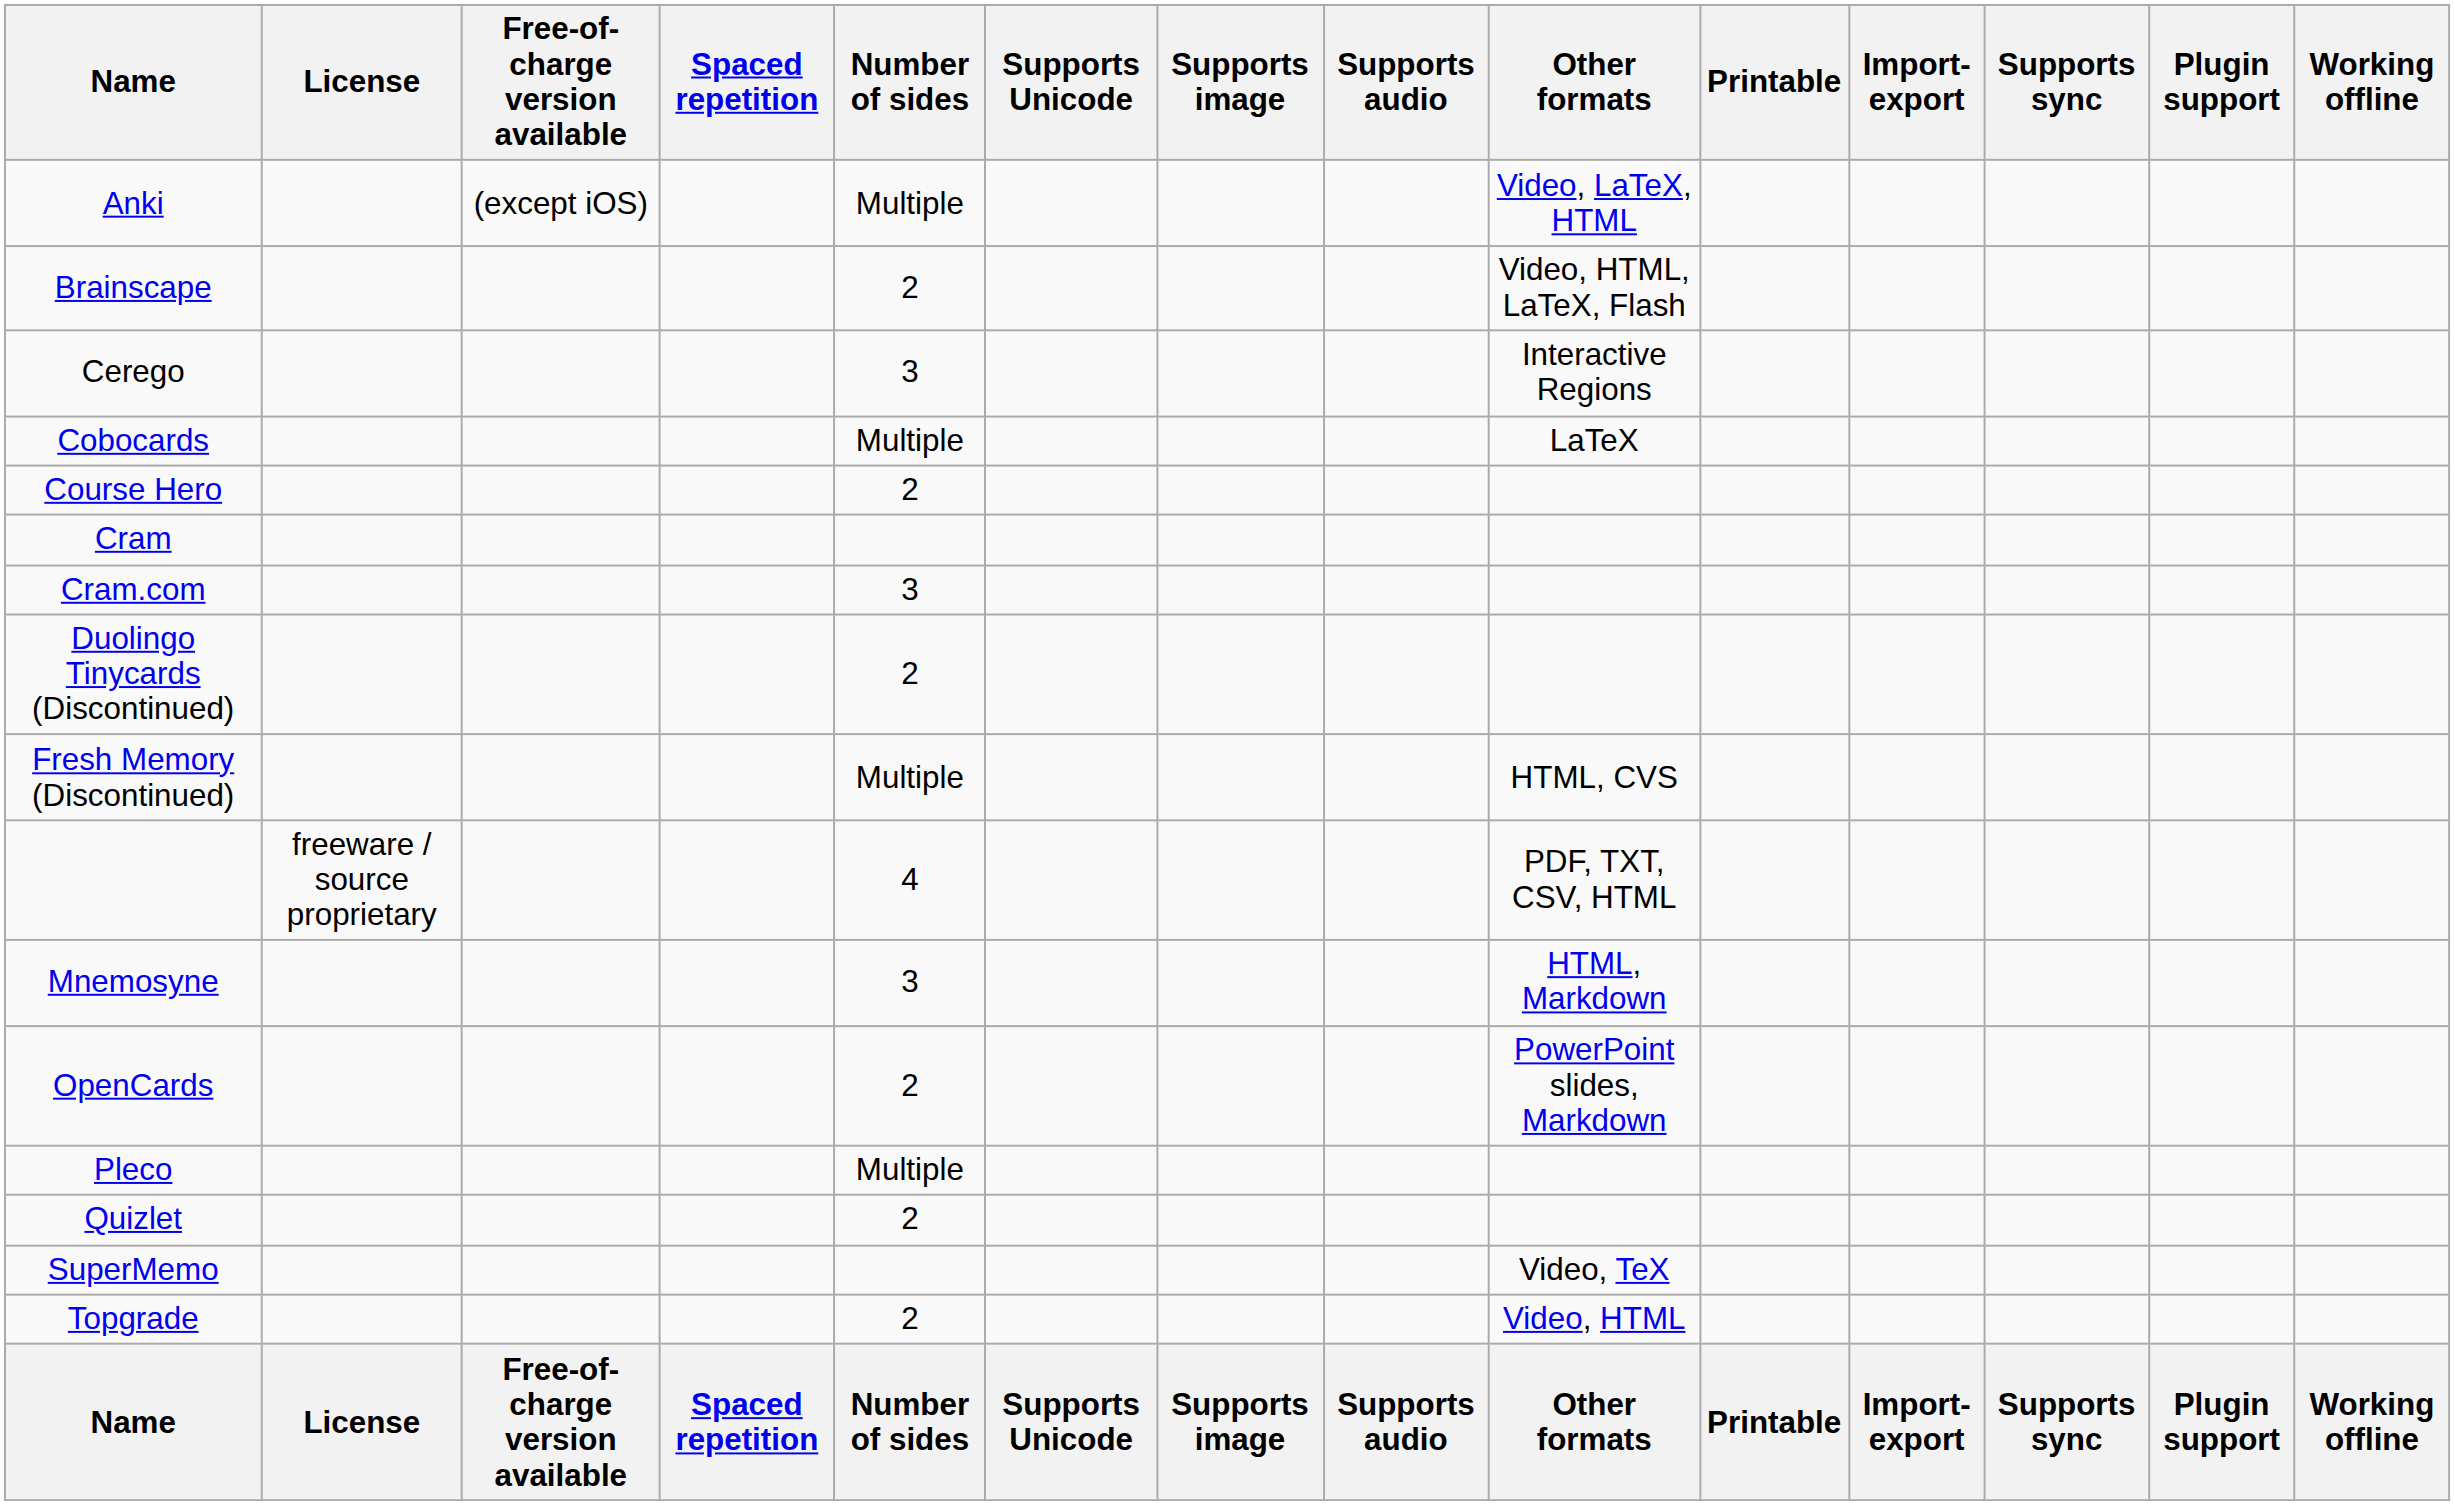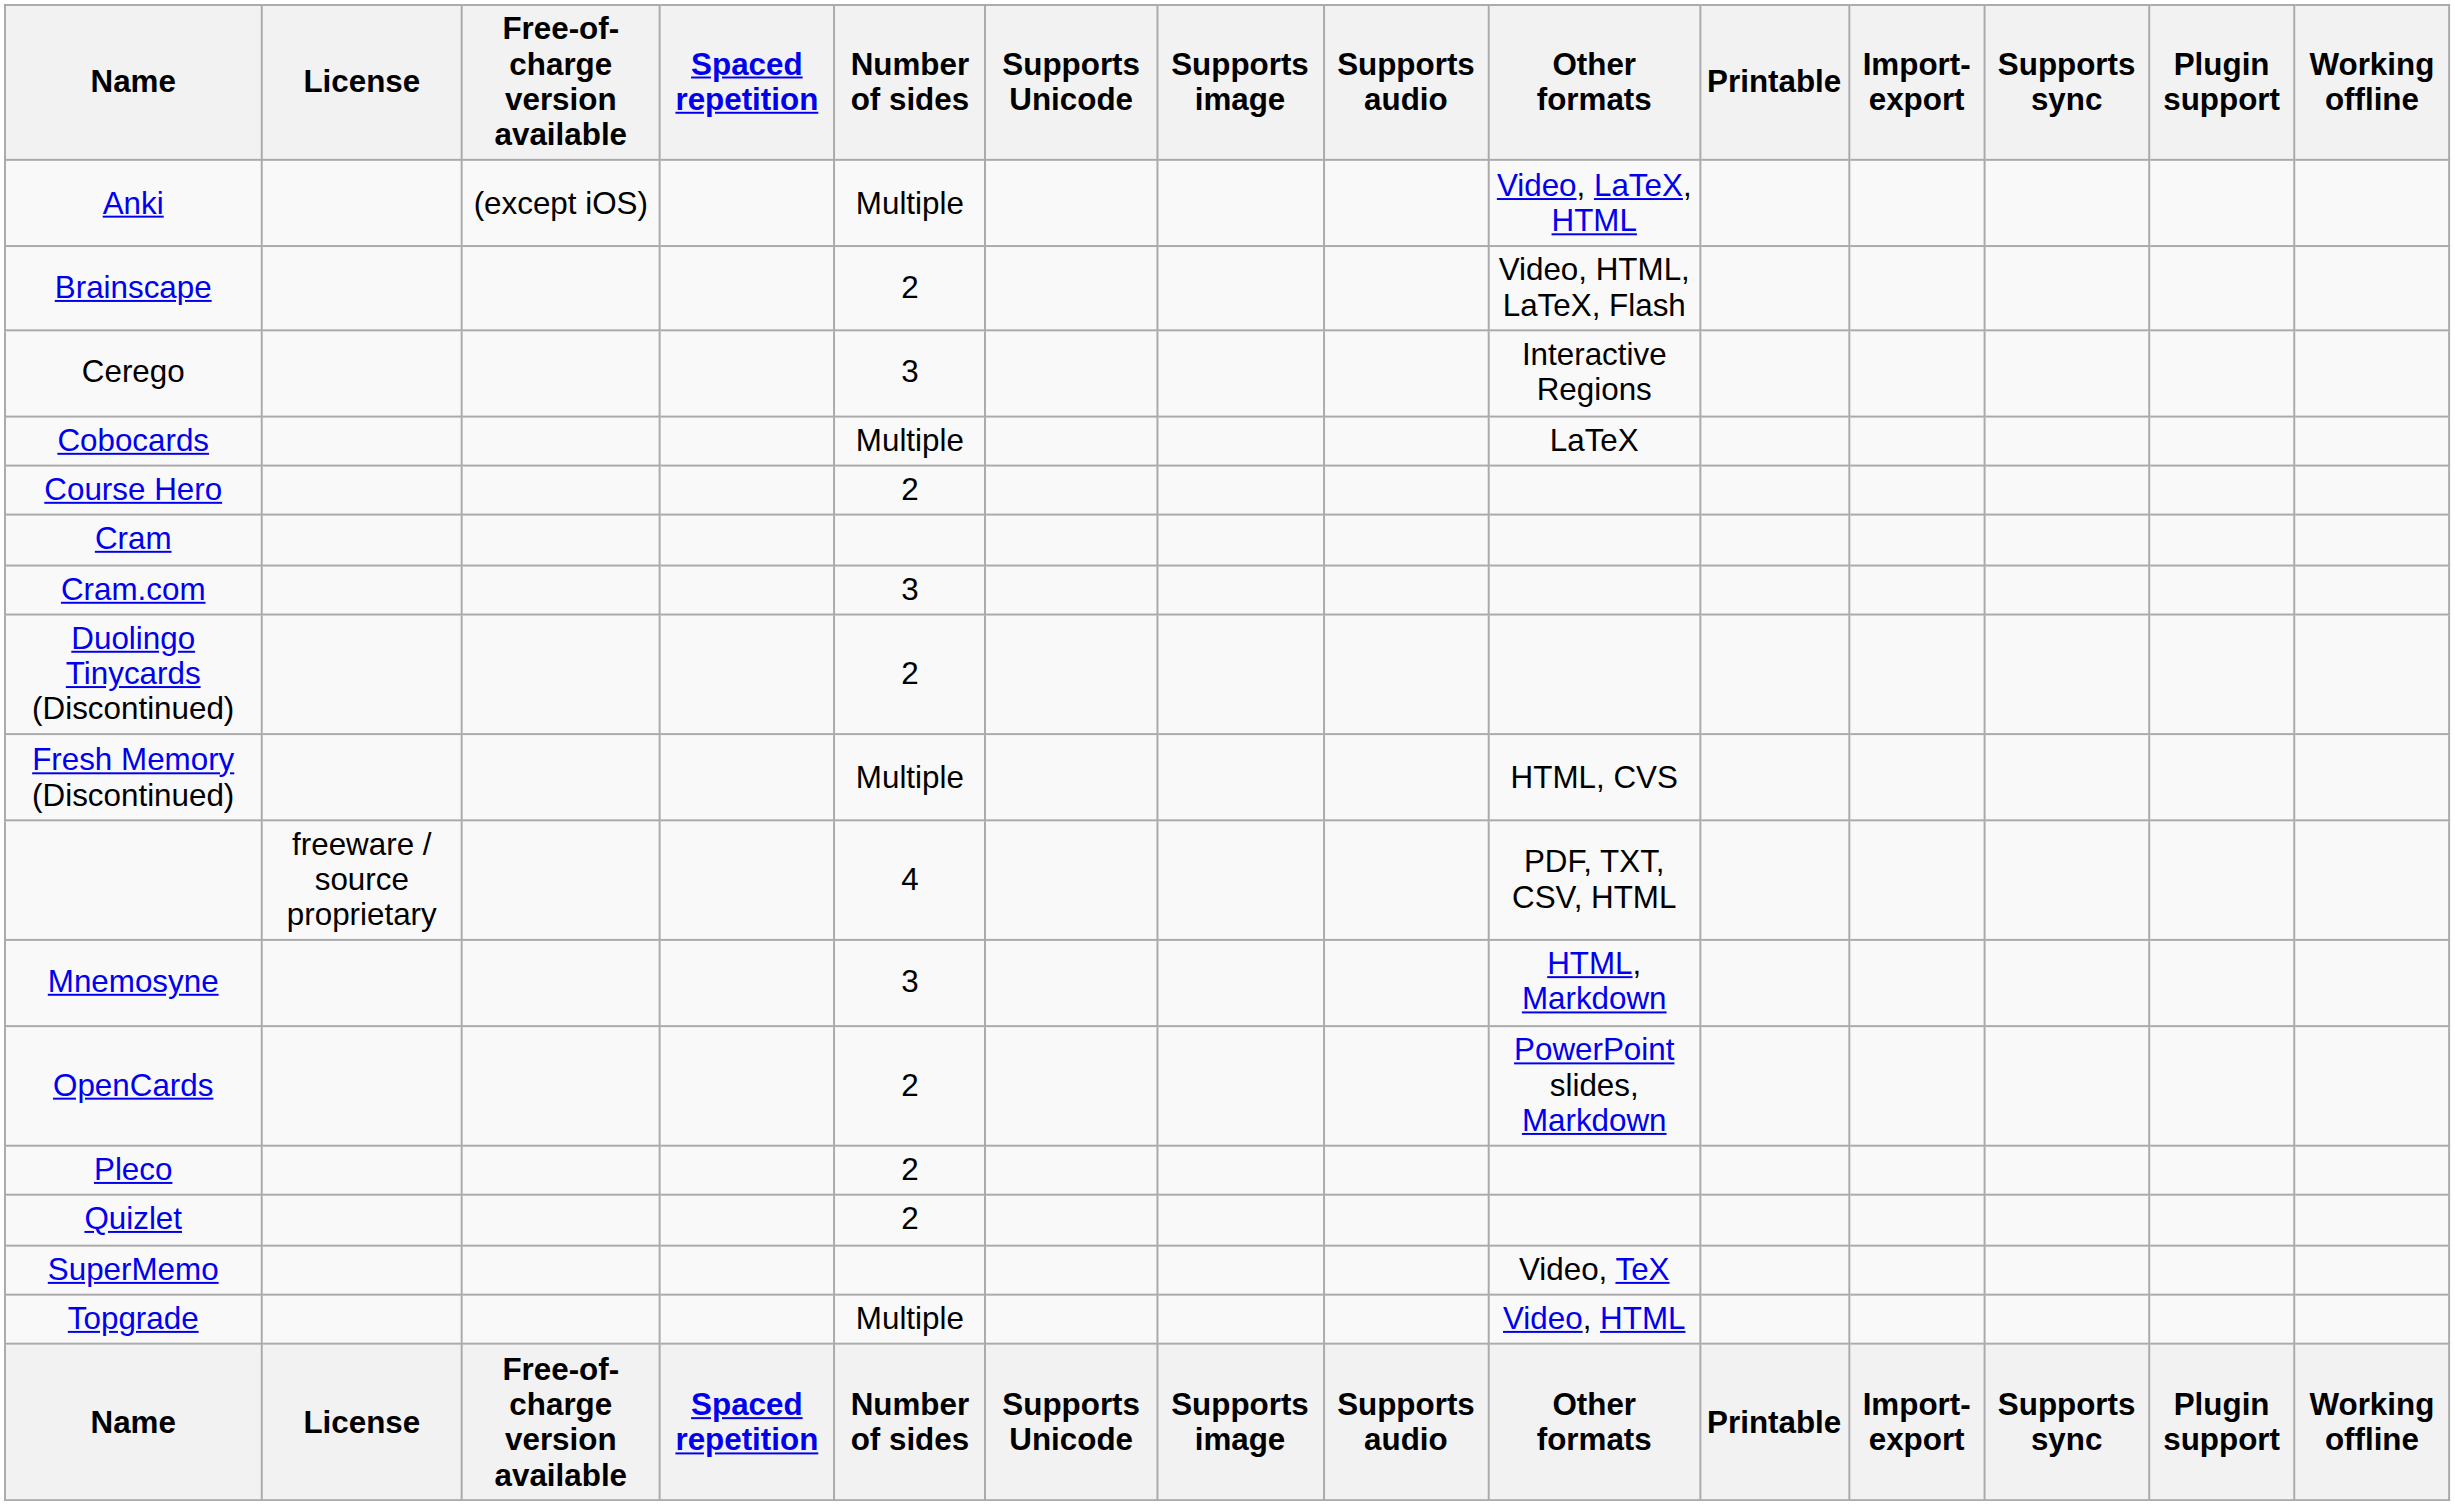(910, 1169) Multiple -> (910, 1169) 2
(910, 1319) 2 -> (910, 1319) Multiple
